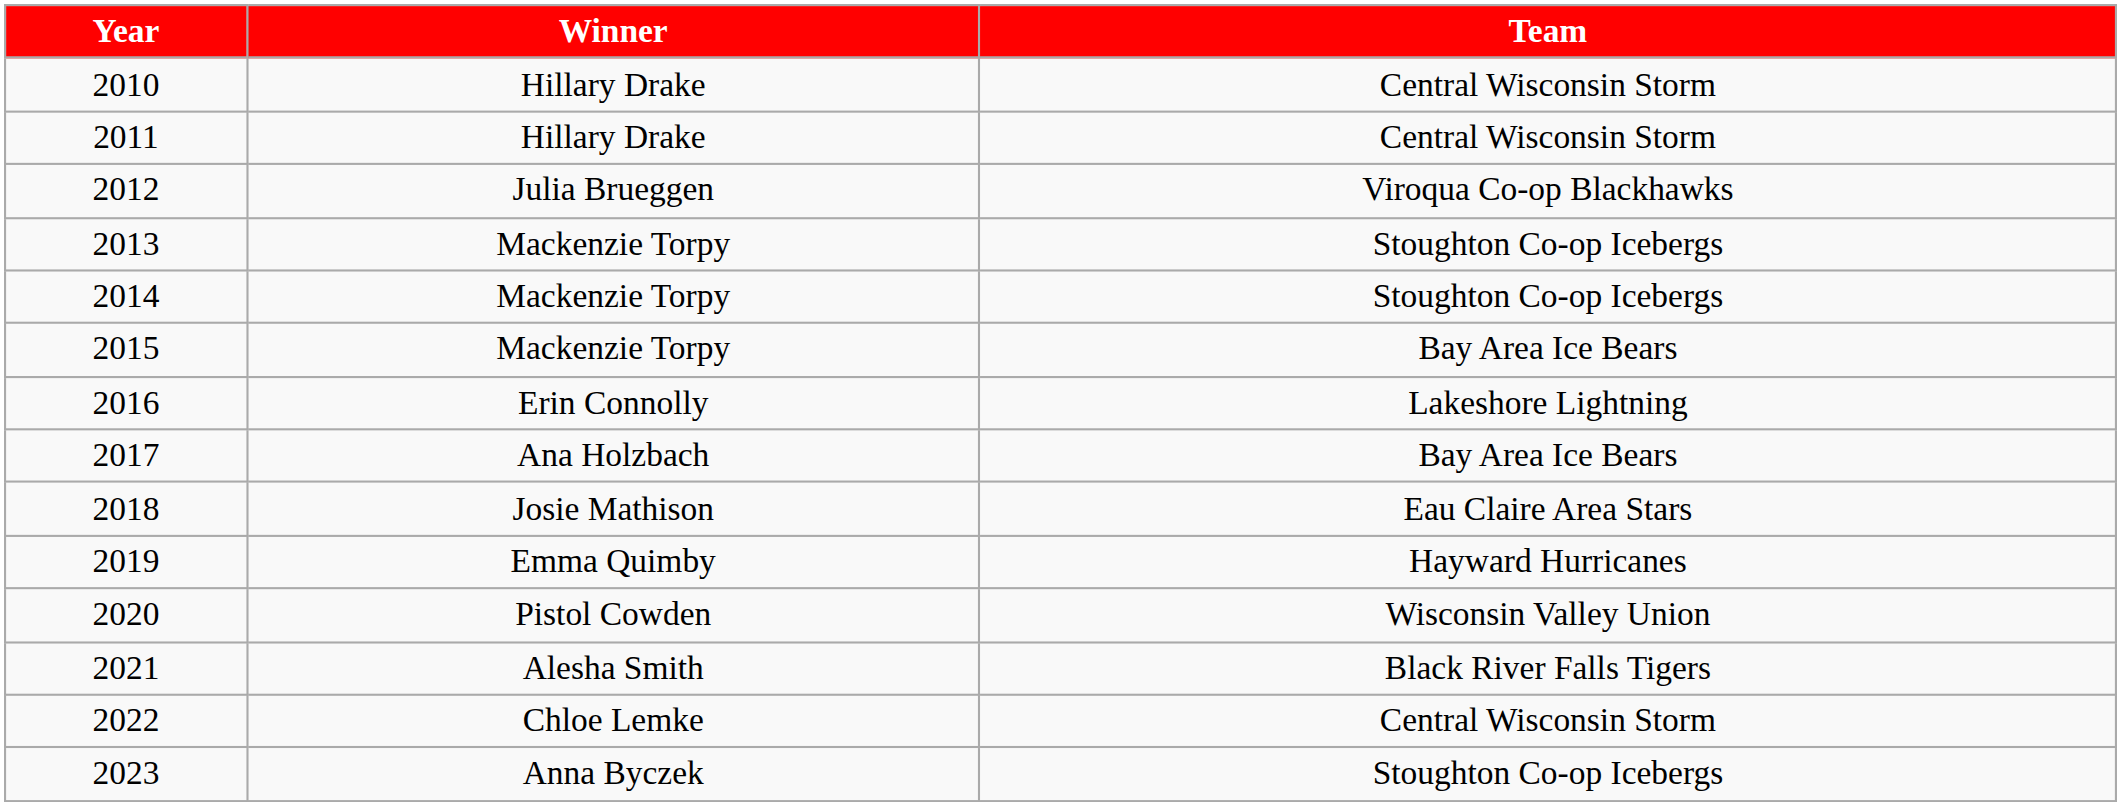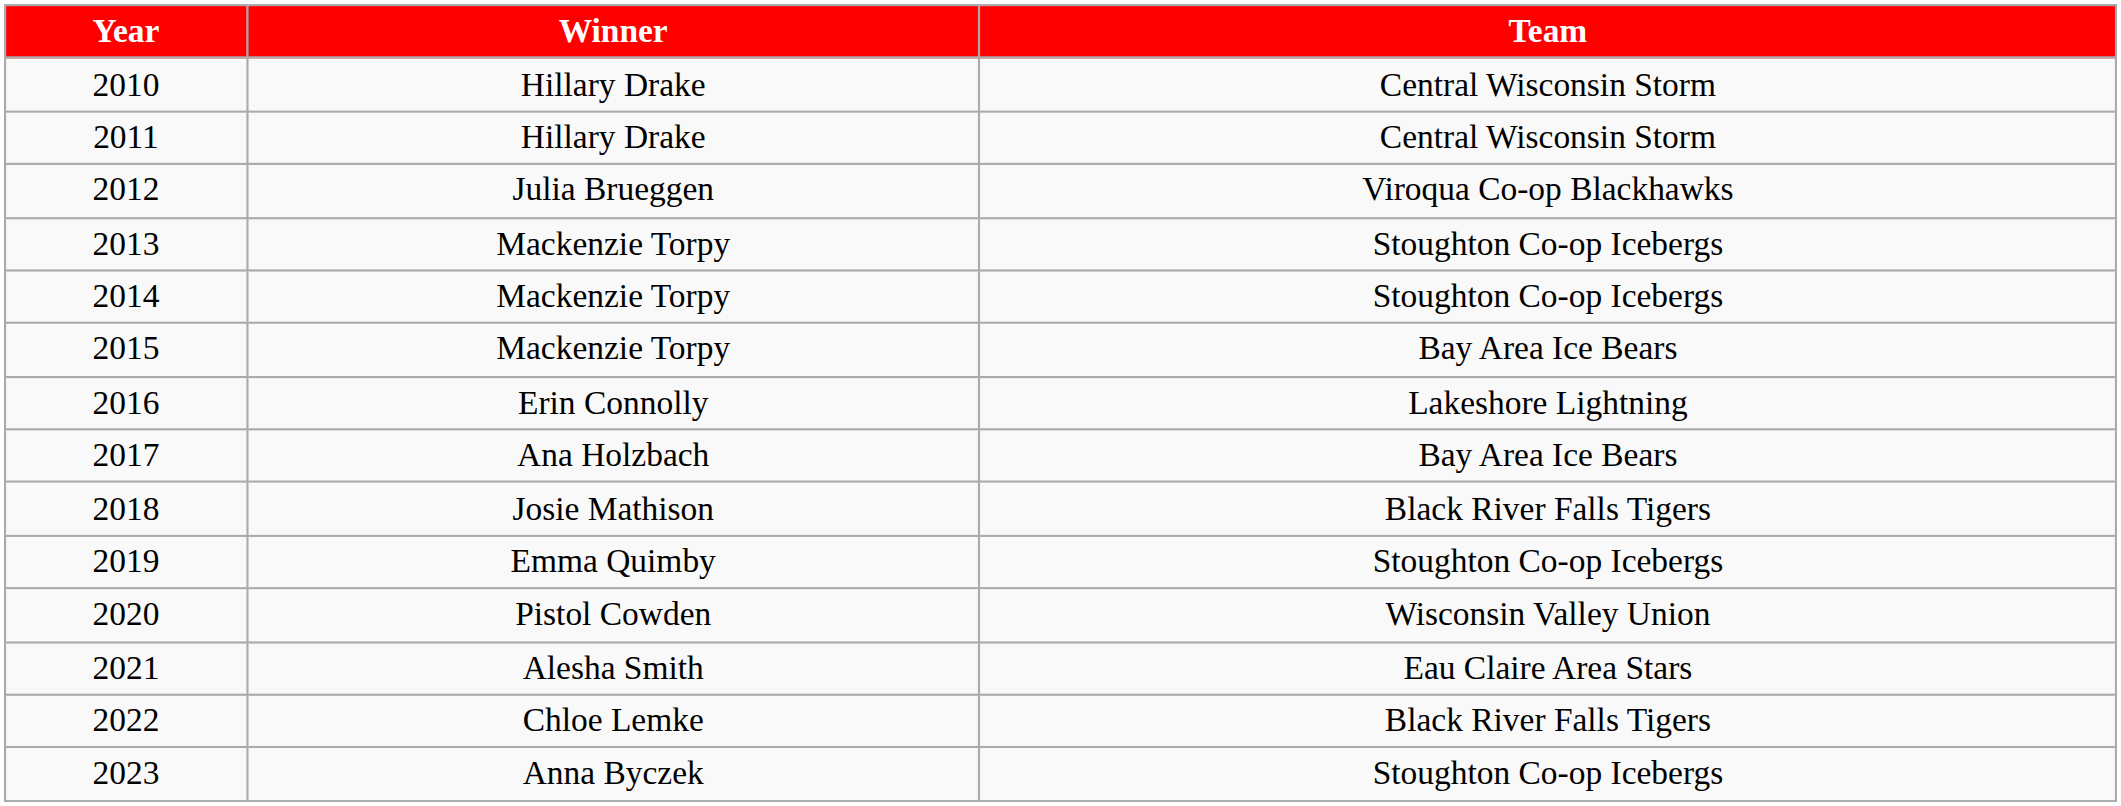(1548, 508) Eau Claire Area Stars -> (1548, 508) Black River Falls Tigers
(1548, 561) Hayward Hurricanes -> (1548, 561) Stoughton Co-op Icebergs
(1548, 667) Black River Falls Tigers -> (1548, 667) Eau Claire Area Stars
(1548, 720) Central Wisconsin Storm -> (1548, 720) Black River Falls Tigers
